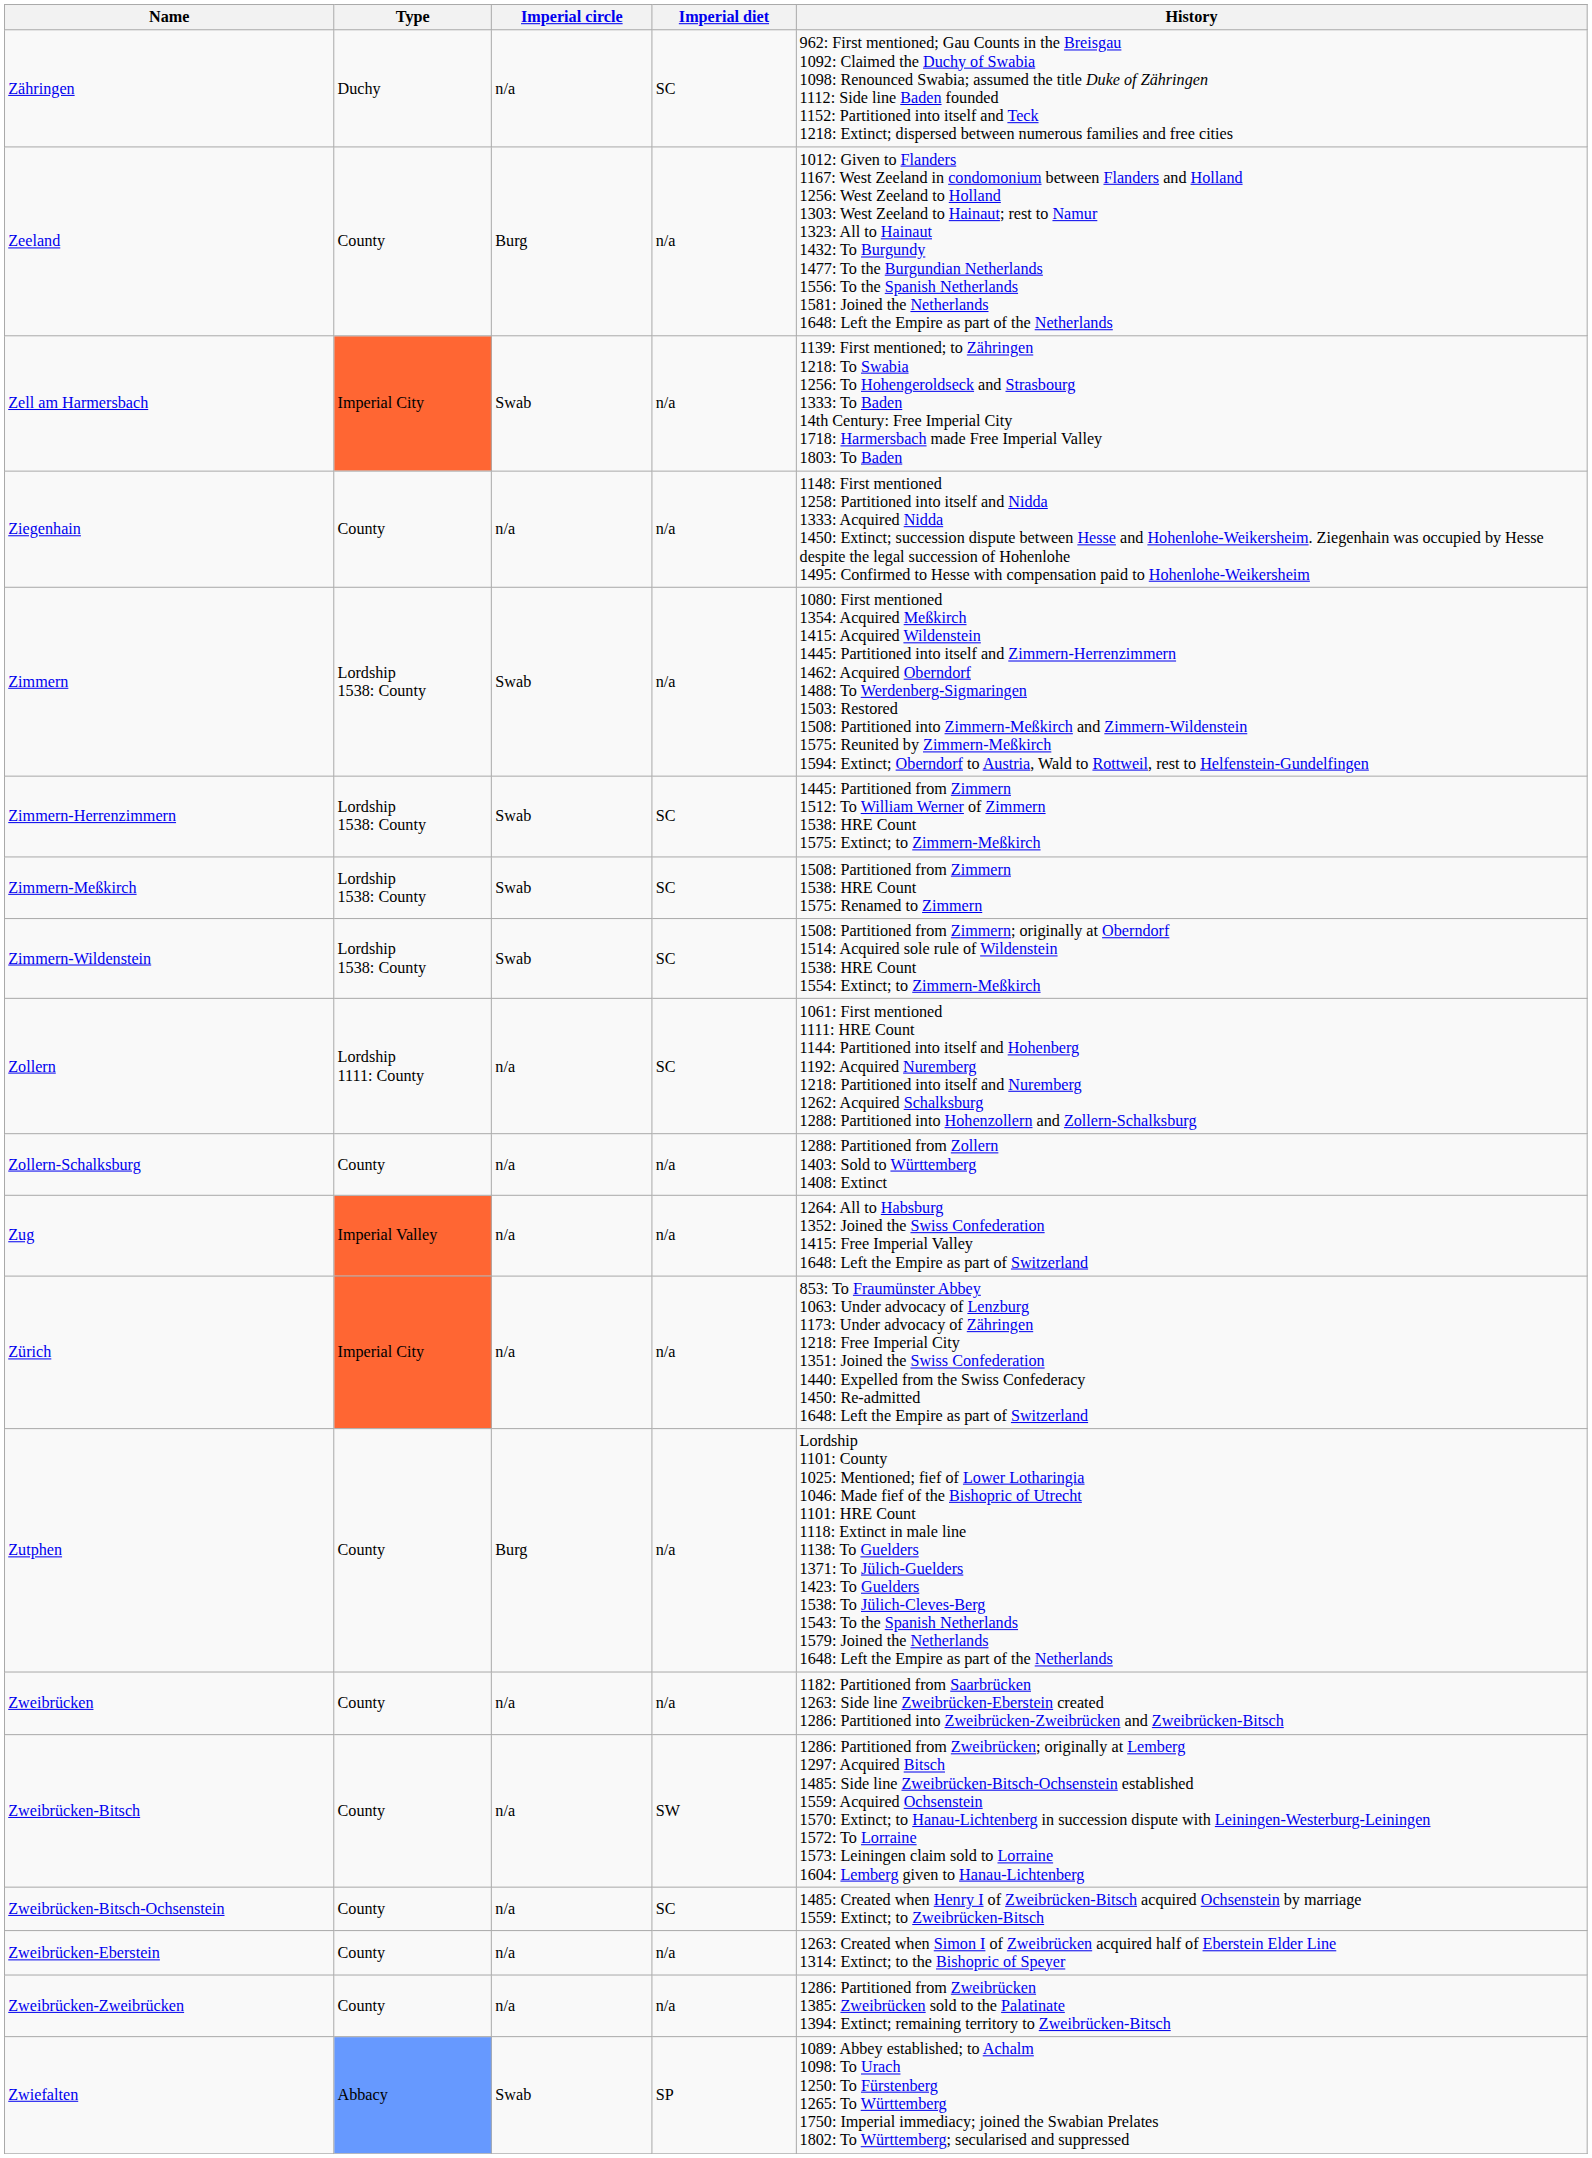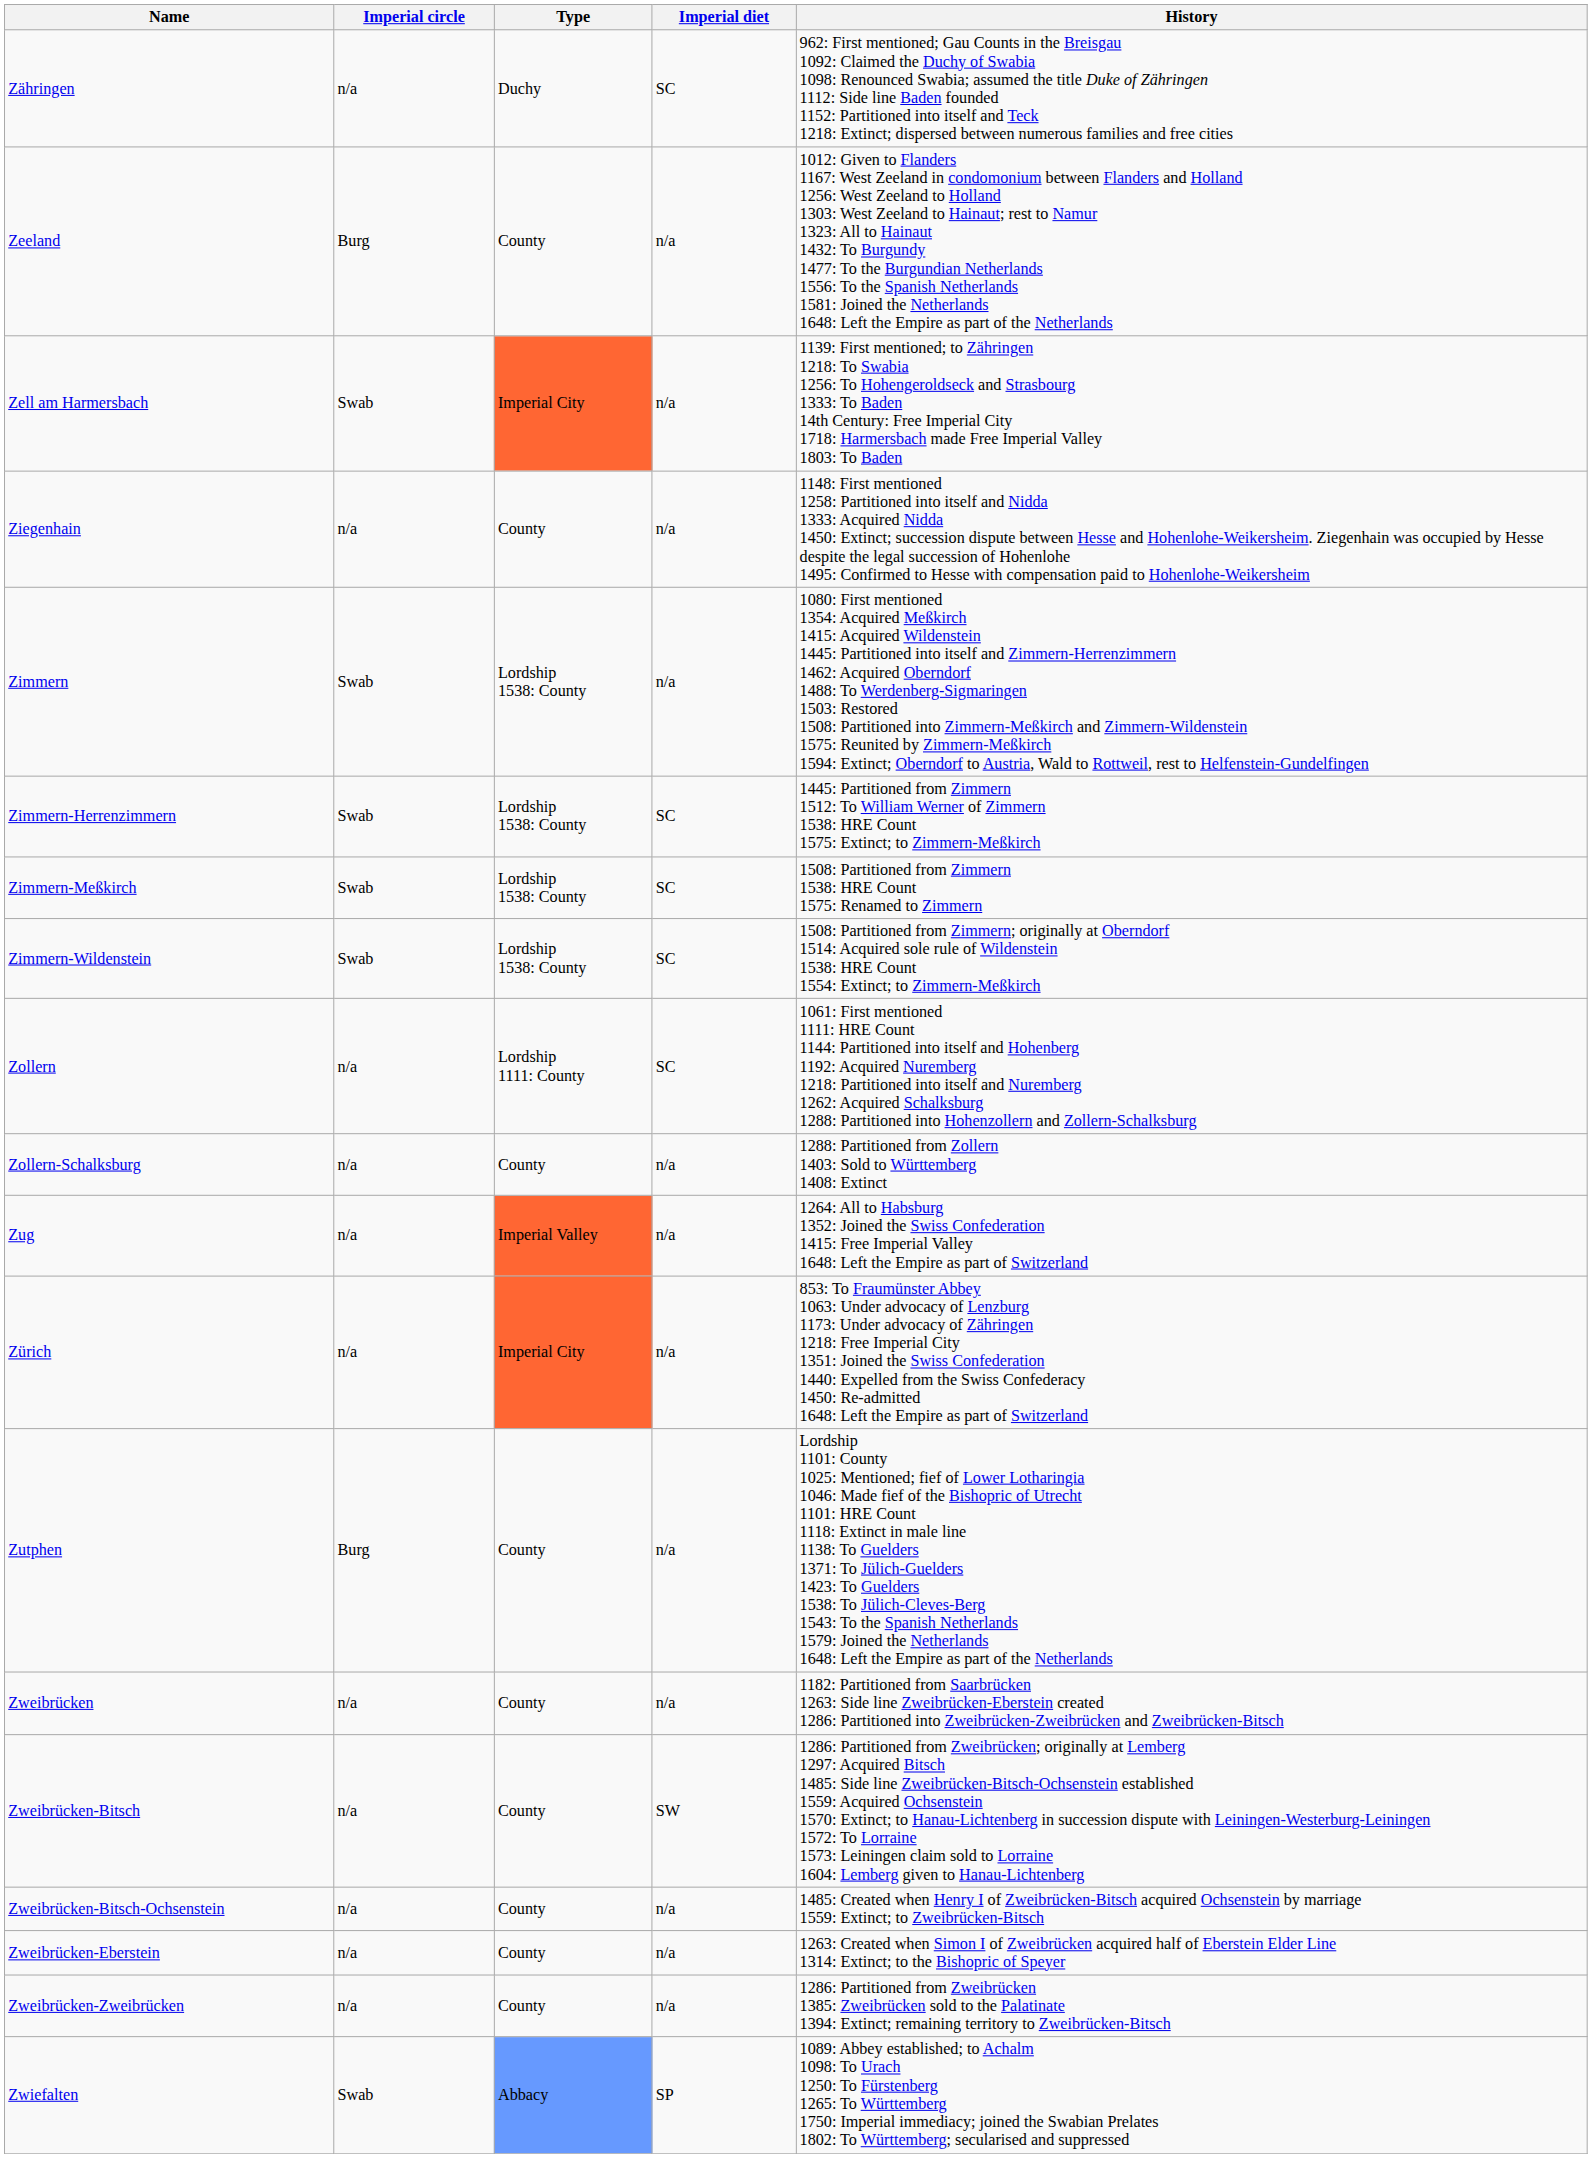columns swapped: (413, 17) <-> (572, 17)
(666, 1909) SC -> (666, 1909) n/a
